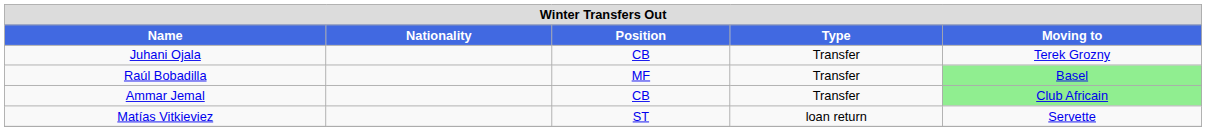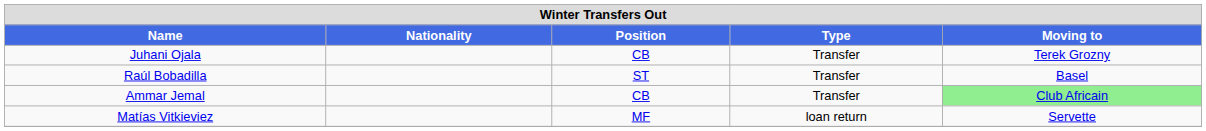(641, 76) MF -> (641, 76) ST
(1072, 76) lightgreen background -> (1072, 76) no background
(641, 116) ST -> (641, 116) MF
